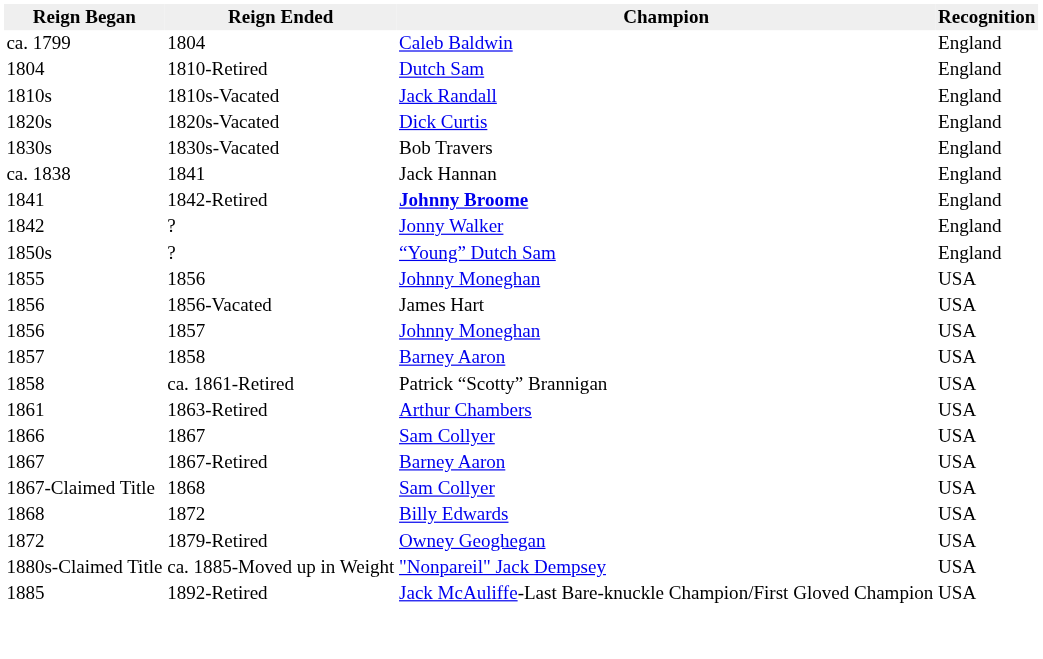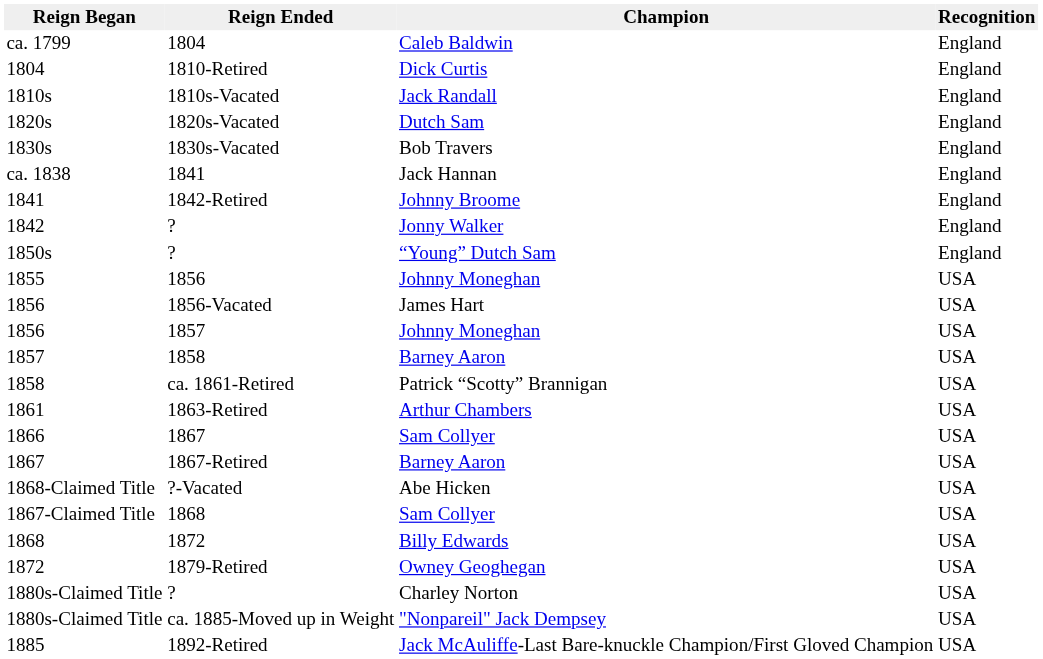(442, 69) Dutch Sam -> (443, 69) Dick Curtis
(443, 121) Dick Curtis -> (442, 121) Dutch Sam
(464, 200) bold -> (460, 200) normal
+ row: (81, 488)
+ row: (84, 592)
